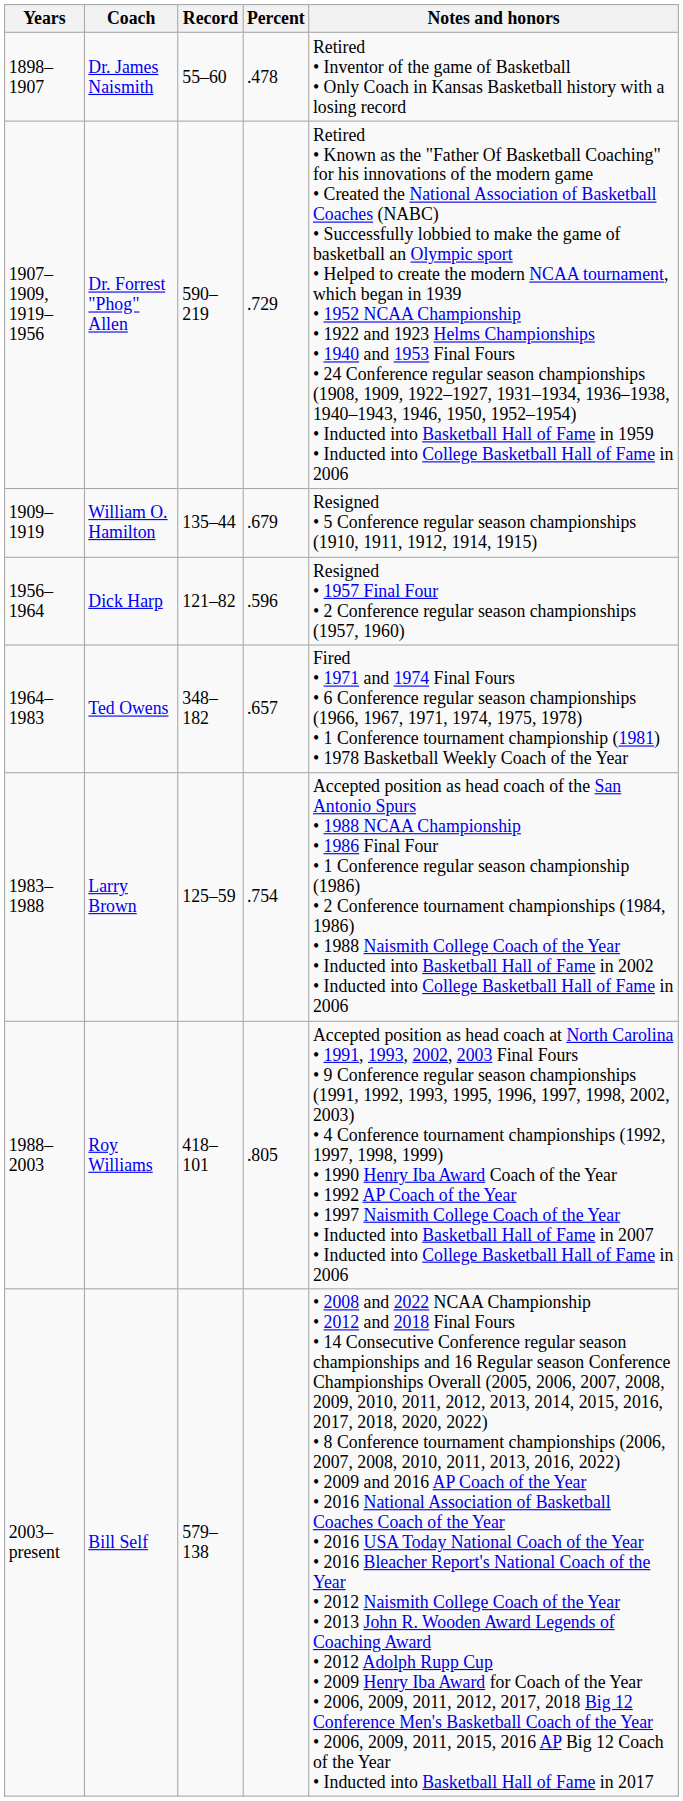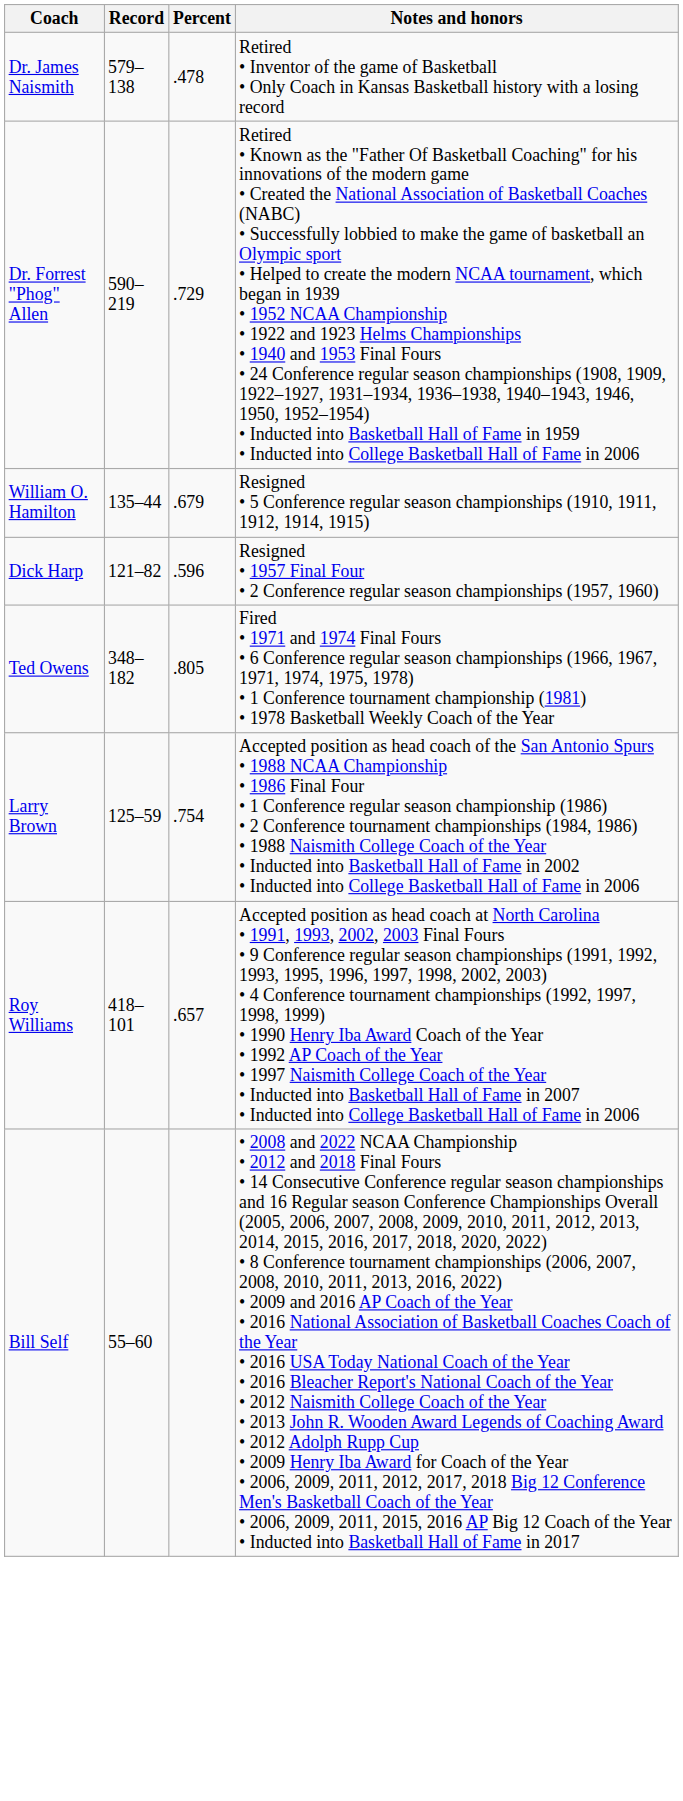- column: (44, 18)
(204, 76) 55–60 -> (126, 76) 579–138
(262, 708) .657 -> (189, 668) .805
(262, 1154) .805 -> (189, 1014) .657
(200, 1542) 579–138 -> (130, 1342) 55–60
